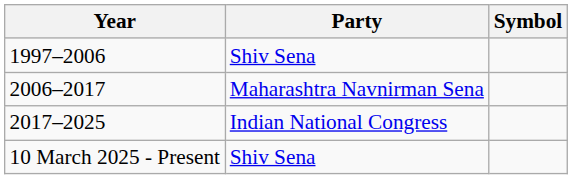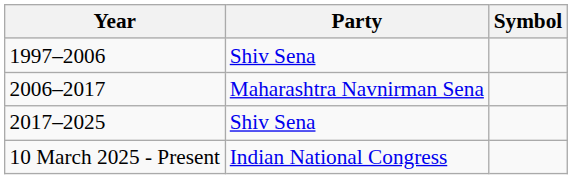(339, 122) Indian National Congress -> (273, 122) Shiv Sena
(273, 156) Shiv Sena -> (339, 156) Indian National Congress
